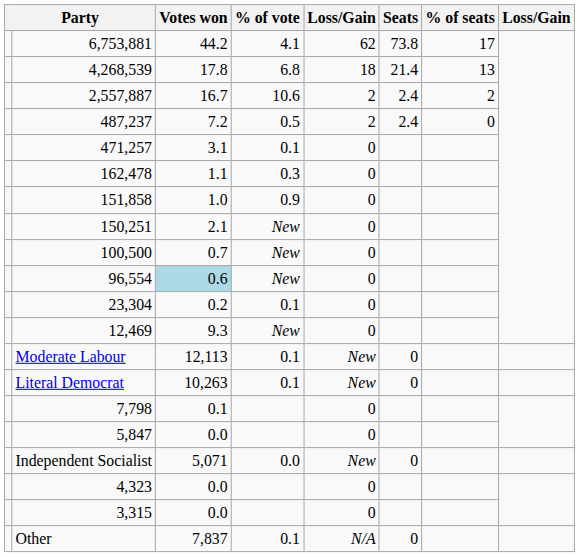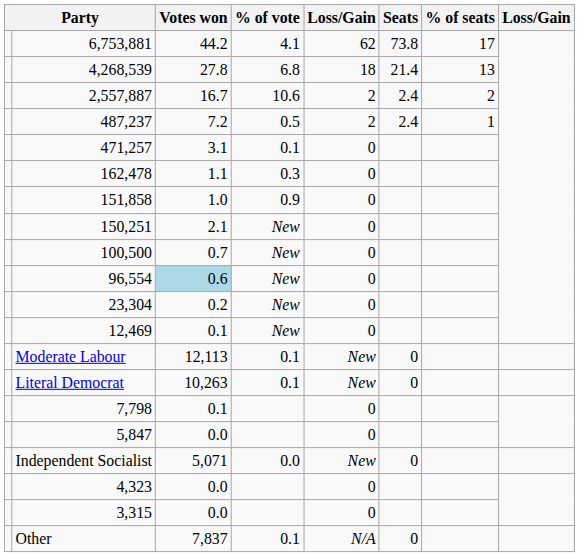(214, 69) 17.8 -> (214, 69) 27.8
(491, 121) 0 -> (491, 121) 1
(290, 304) 0.1 -> (286, 304) New
(218, 330) 9.3 -> (218, 330) 0.1
